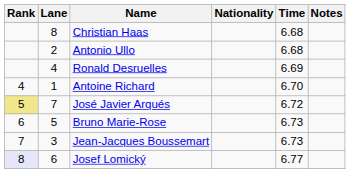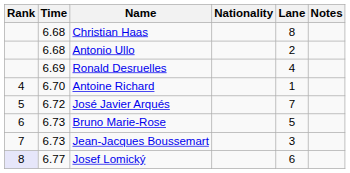columns swapped: (54, 13) <-> (292, 13)
(21, 104) khaki background -> (21, 104) no background
